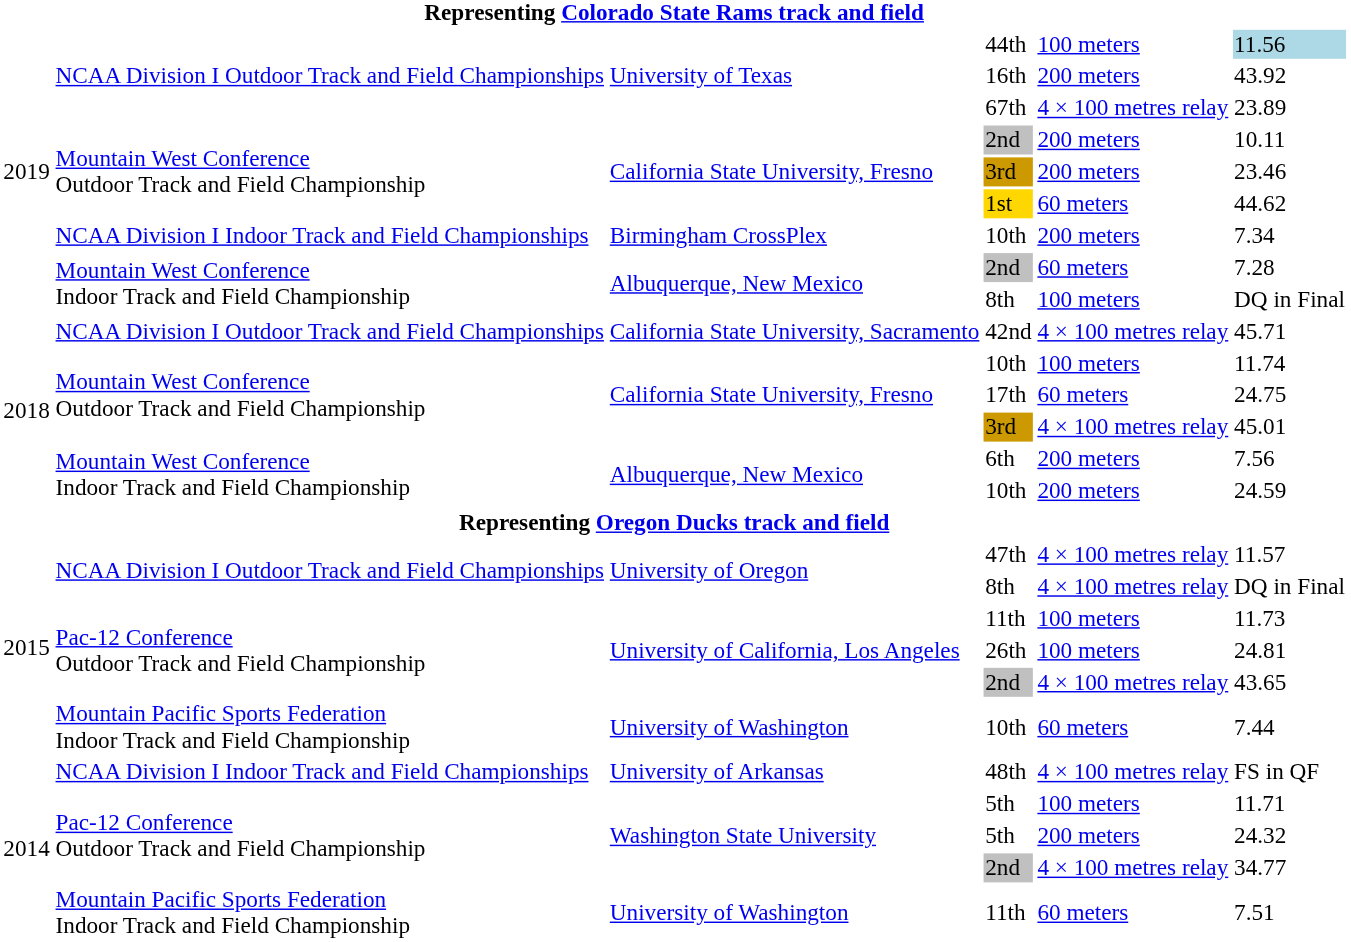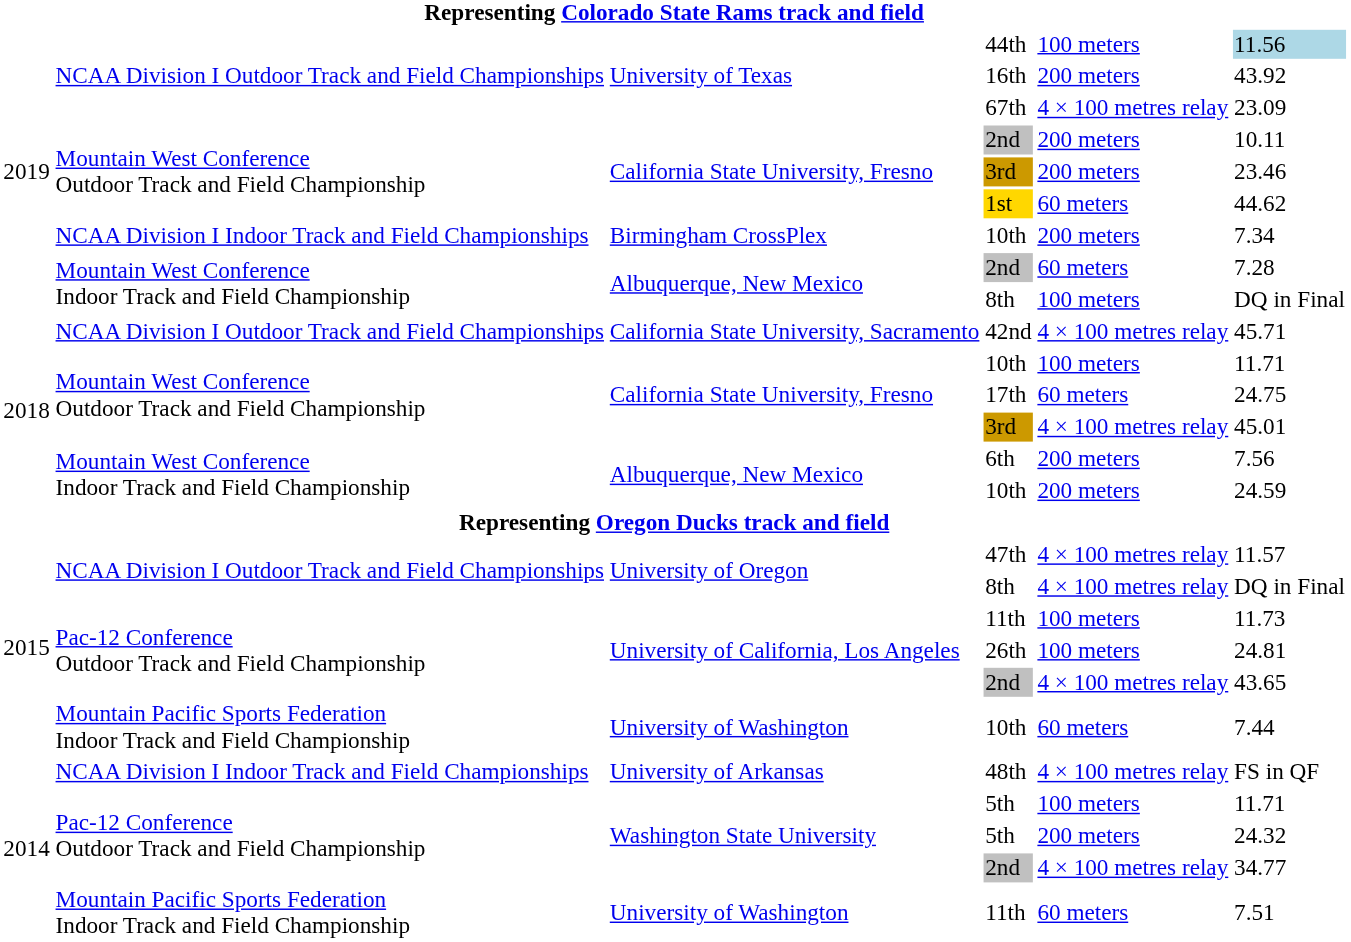(1260, 107) 23.89 -> (1260, 107) 23.09
(1260, 363) 11.74 -> (1260, 363) 11.71
